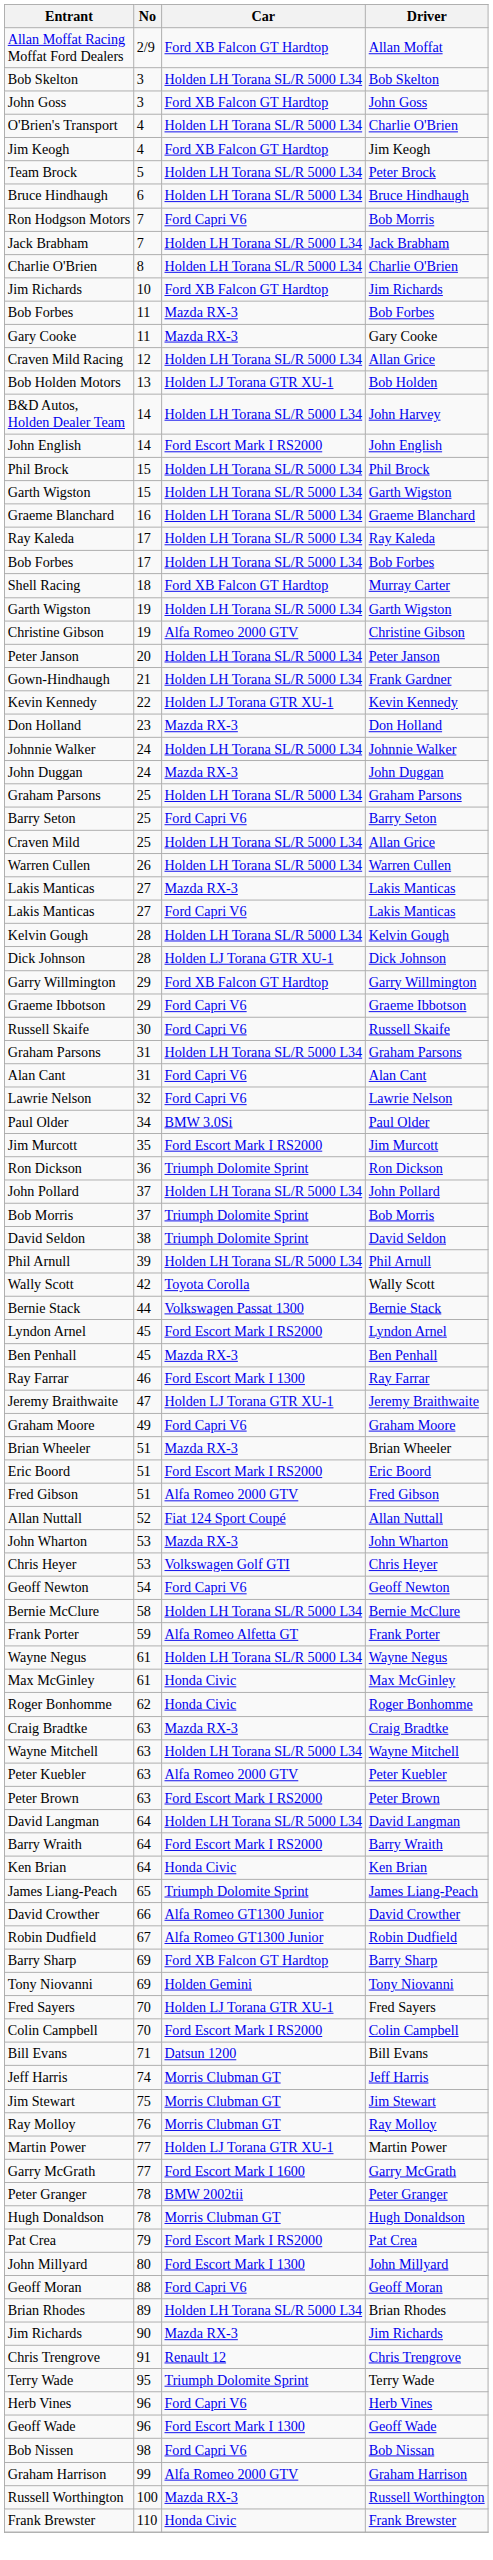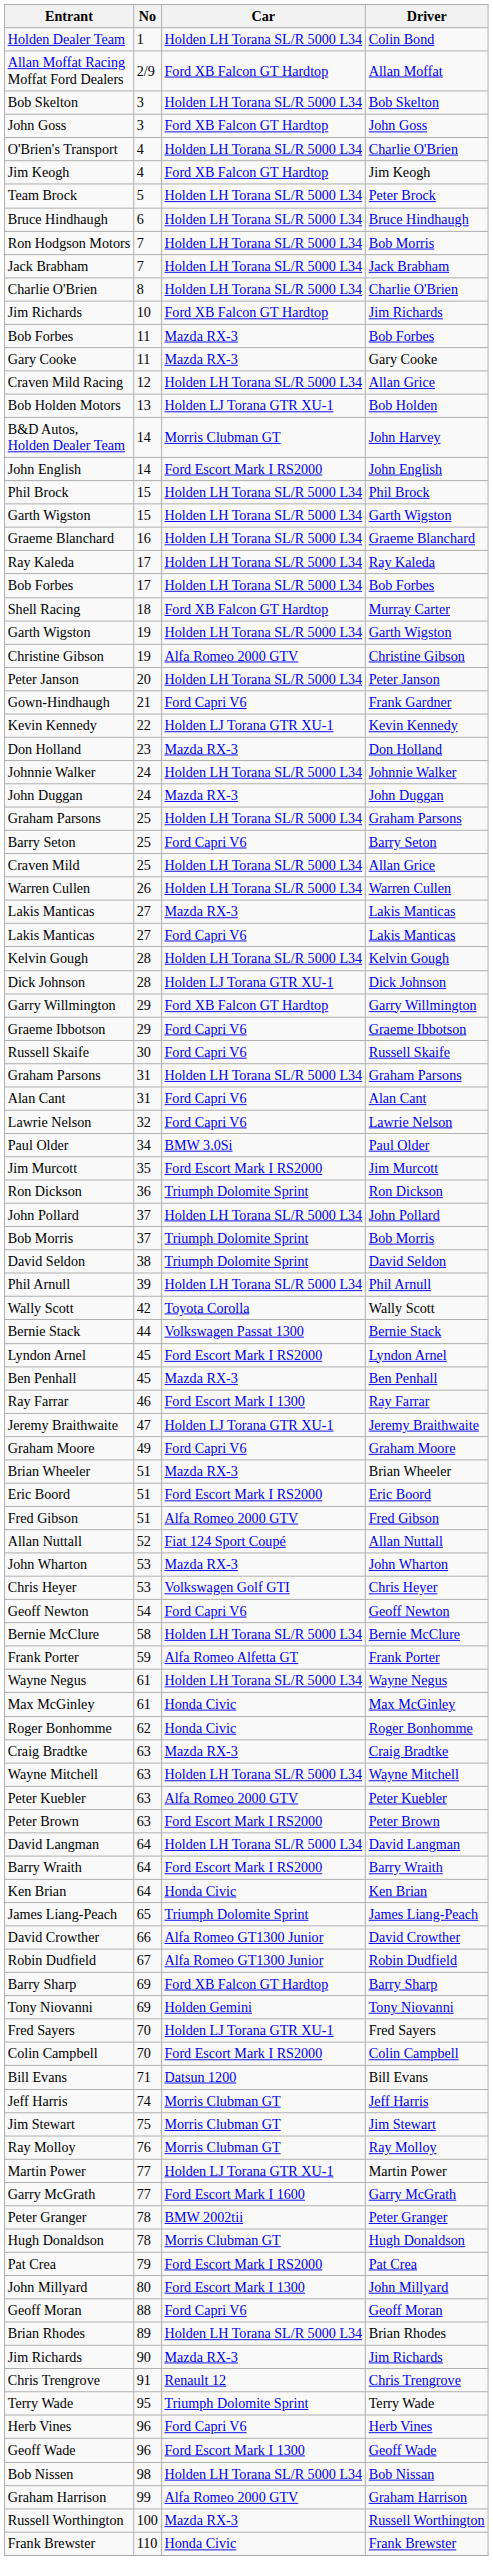+ row: (66, 39)
(206, 219) Ford Capri V6 -> (263, 242) Holden LH Torana SL/R 5000 L34
(263, 414) Holden LH Torana SL/R 5000 L34 -> (223, 437) Morris Clubman GT
(263, 679) Holden LH Torana SL/R 5000 L34 -> (206, 702) Ford Capri V6
(206, 2450) Ford Capri V6 -> (263, 2473) Holden LH Torana SL/R 5000 L34
